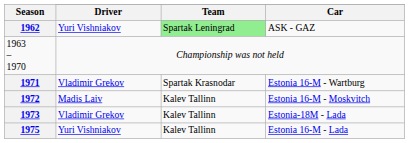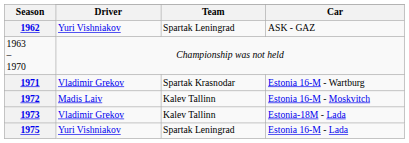(199, 28) lightgreen background -> (199, 28) no background
(189, 131) Kalev Tallinn -> (199, 131) Spartak Leningrad
